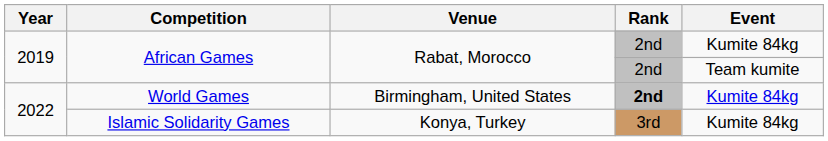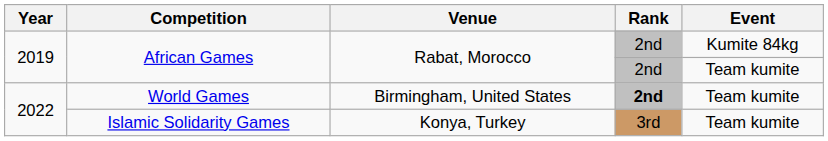(753, 97) Kumite 84kg -> (753, 97) Team kumite
(753, 123) Kumite 84kg -> (753, 123) Team kumite
